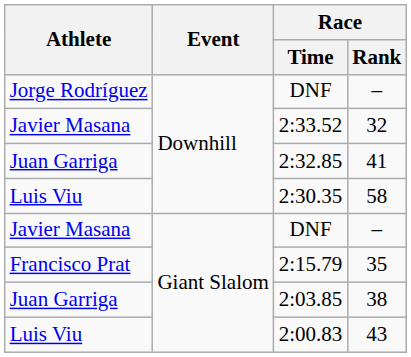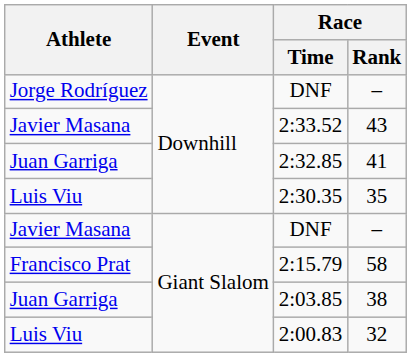(377, 126) 32 -> (377, 126) 43
(377, 195) 58 -> (377, 195) 35
(377, 264) 35 -> (377, 264) 58
(377, 334) 43 -> (377, 334) 32
